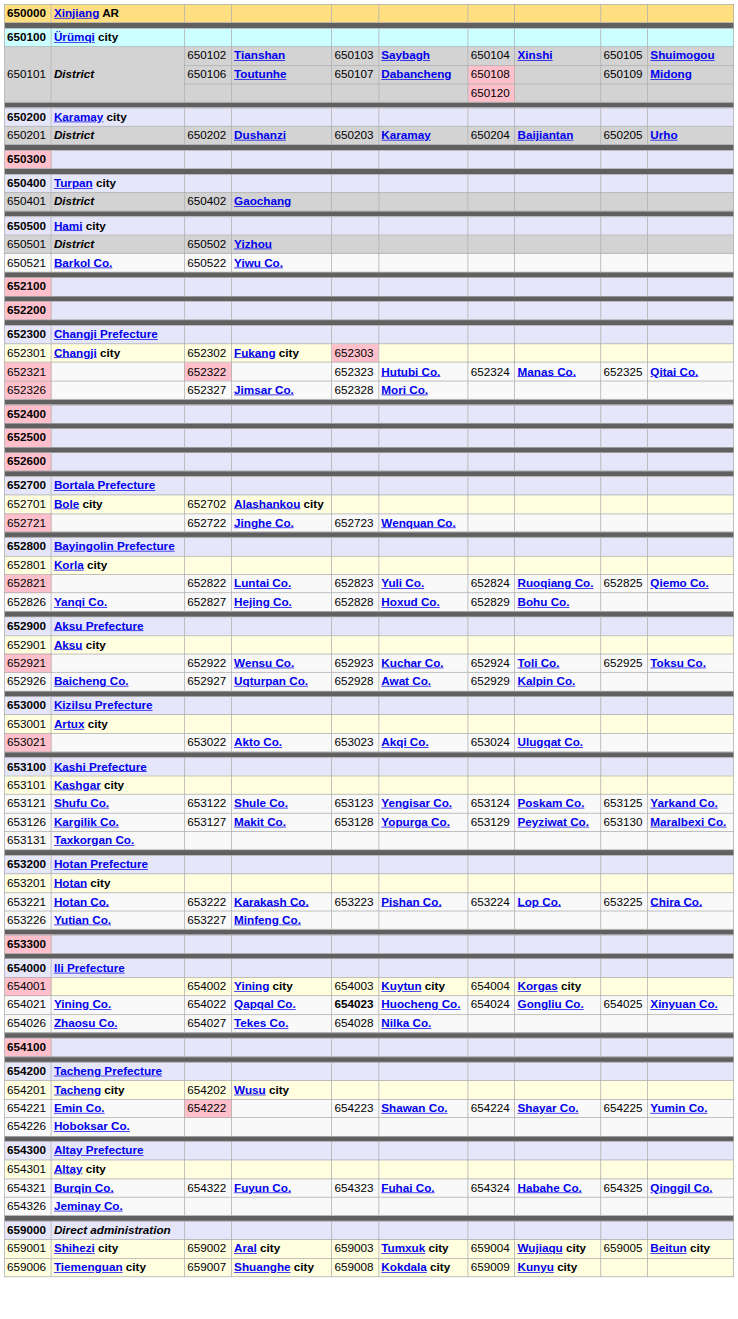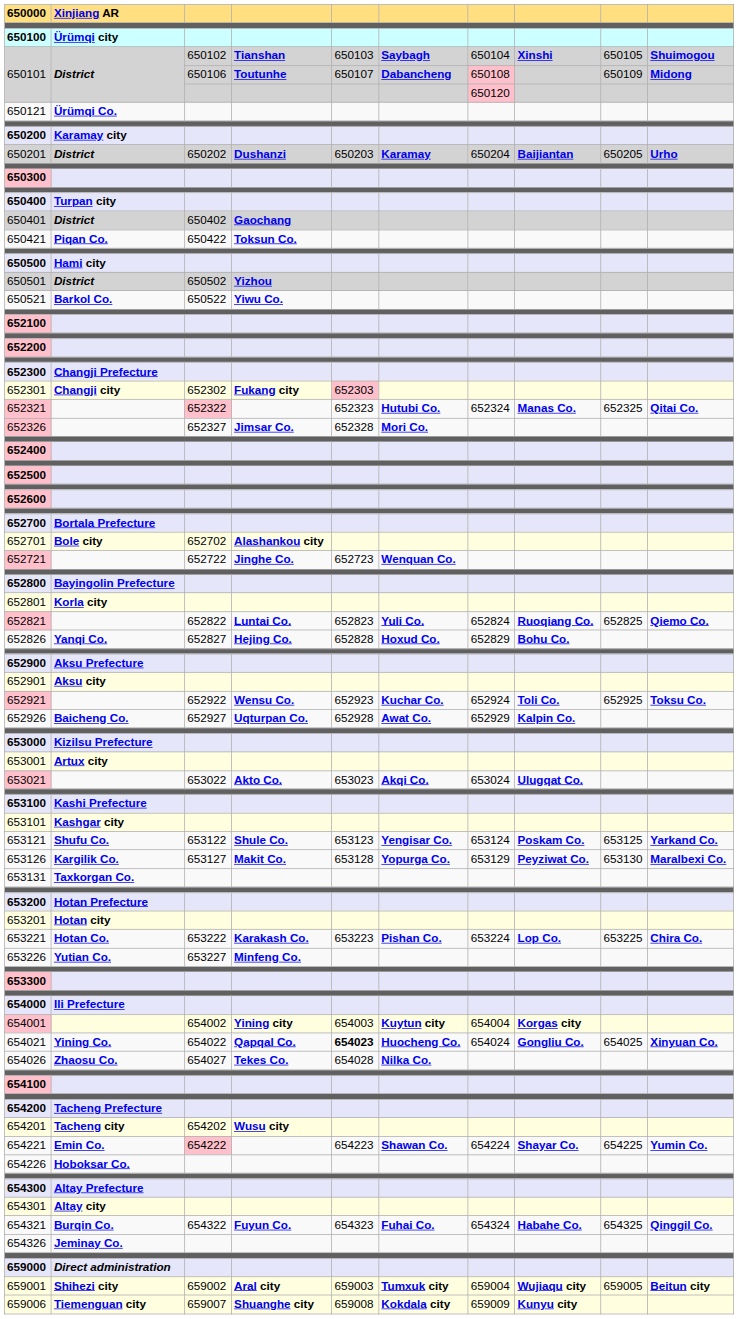+ row: (27, 111)
+ row: (27, 239)
